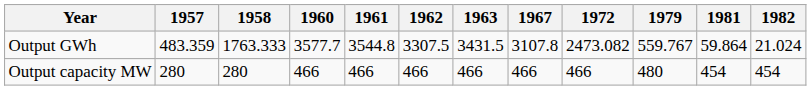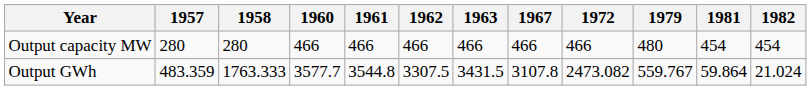rows swapped: (80, 71) <-> (52, 44)
